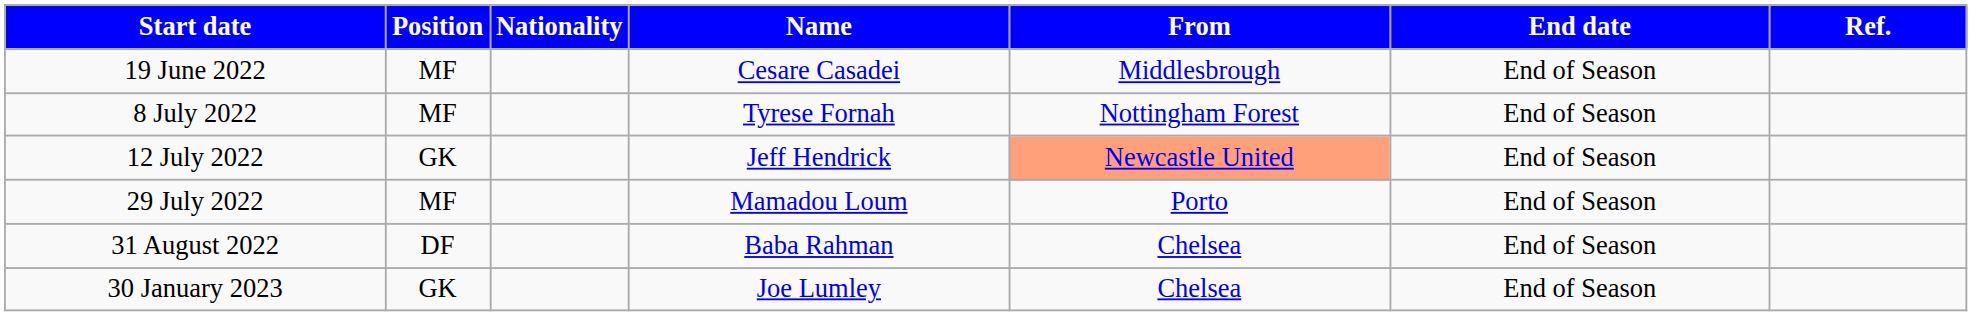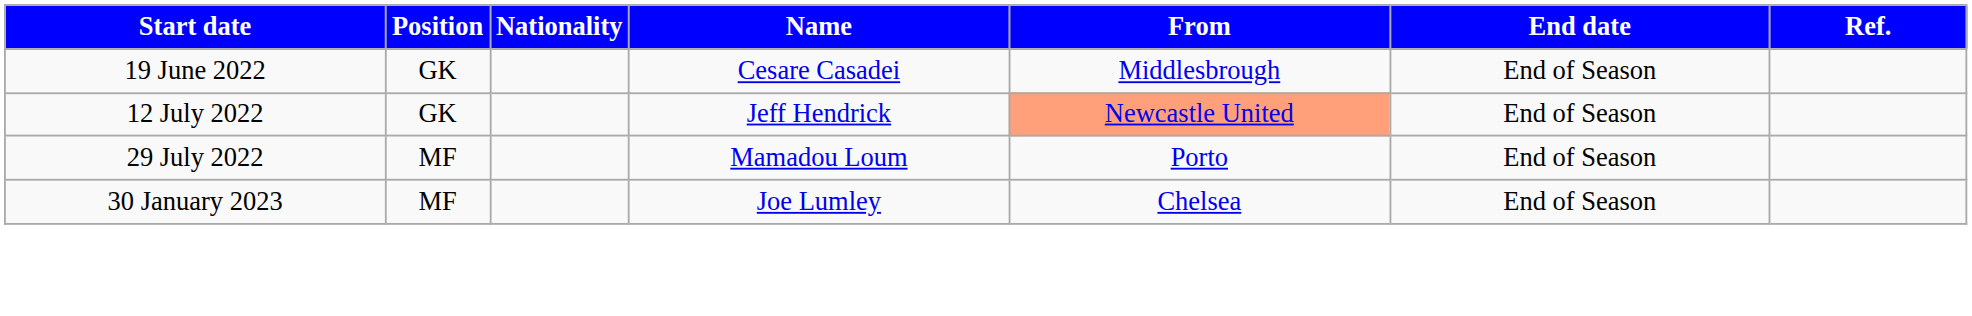(438, 70) MF -> (438, 70) GK
- row: (195, 114)
- row: (195, 245)
(438, 288) GK -> (438, 201) MF
